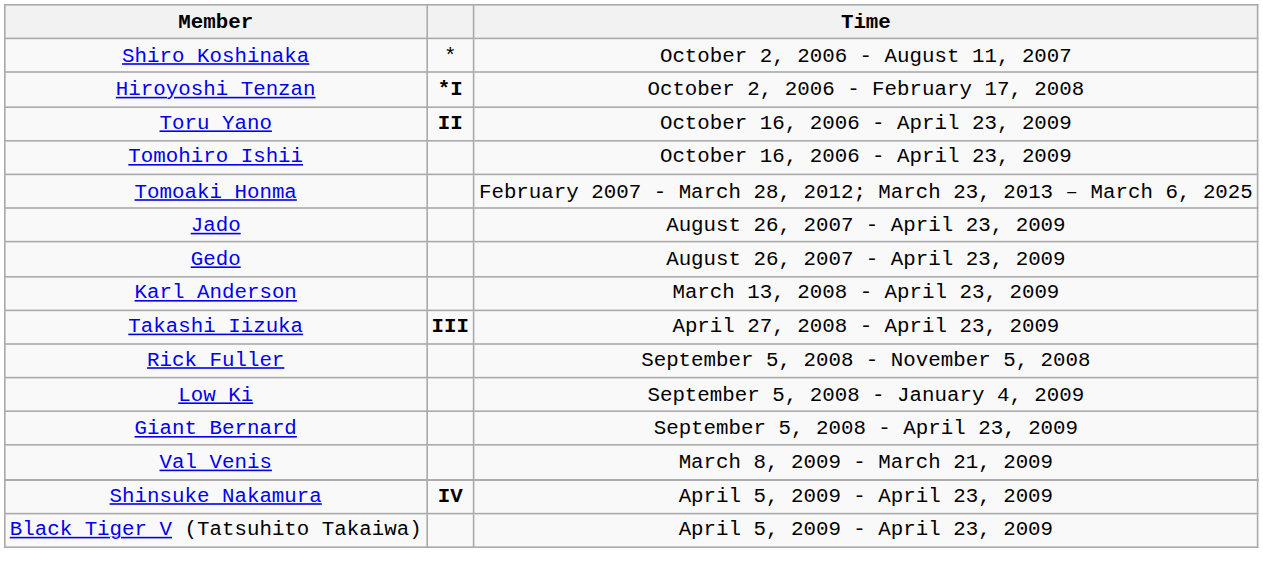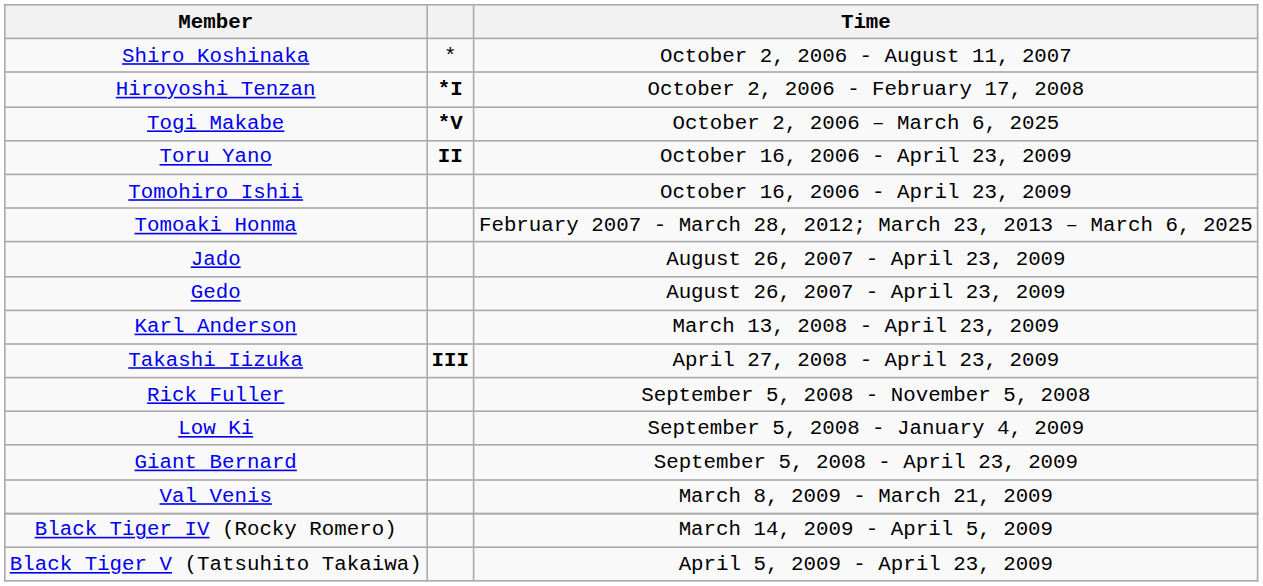+ row: (216, 123)
+ row: (216, 530)
- row: (216, 496)
